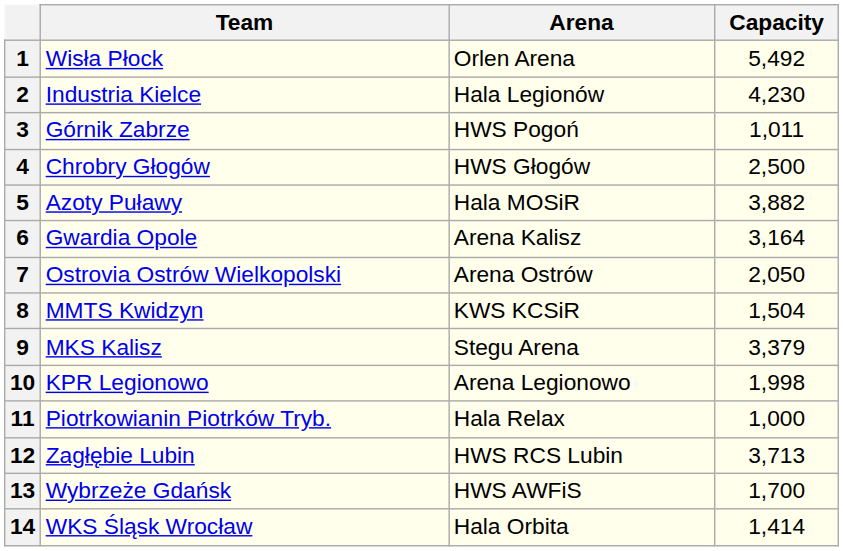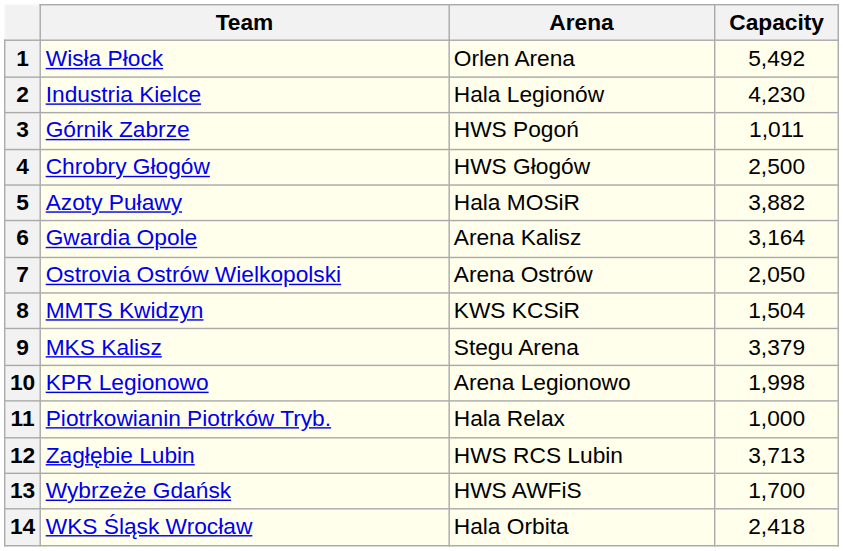(777, 526) 1,414 -> (777, 526) 2,418
